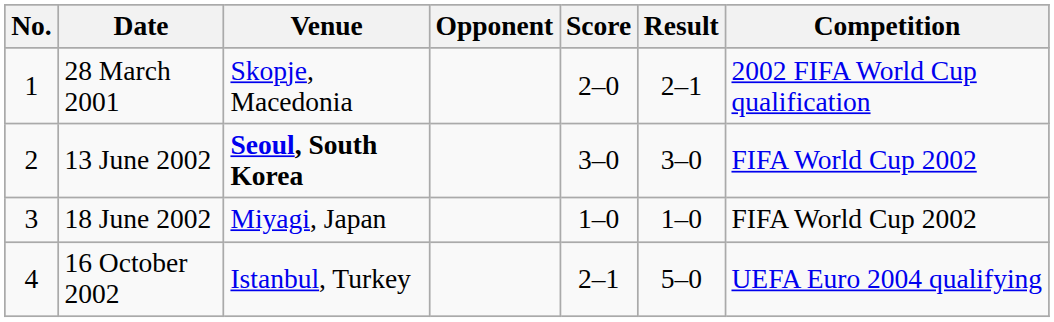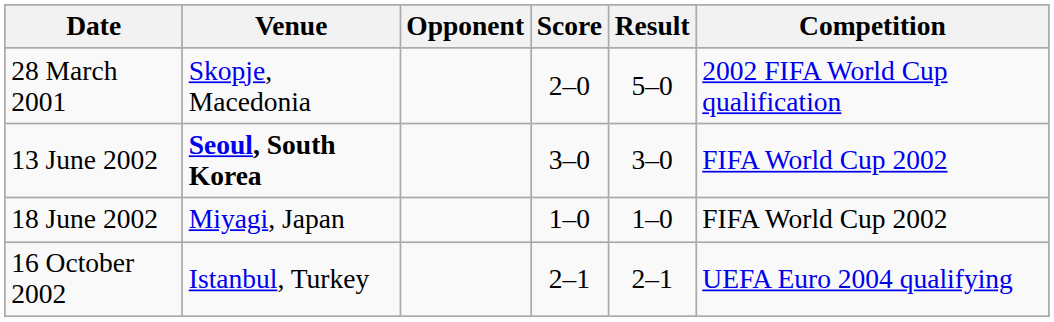- column: (31, 26)
(681, 85) 2–1 -> (652, 85) 5–0
(681, 278) 5–0 -> (652, 278) 2–1
